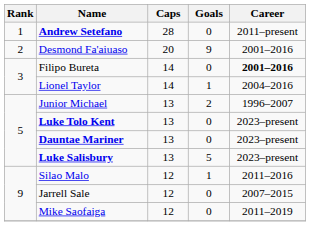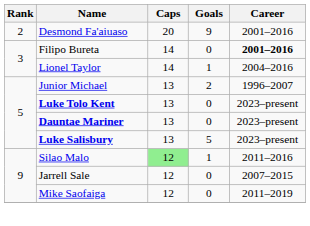- row: (80, 31)
(168, 175) no background -> (168, 157) lightgreen background
